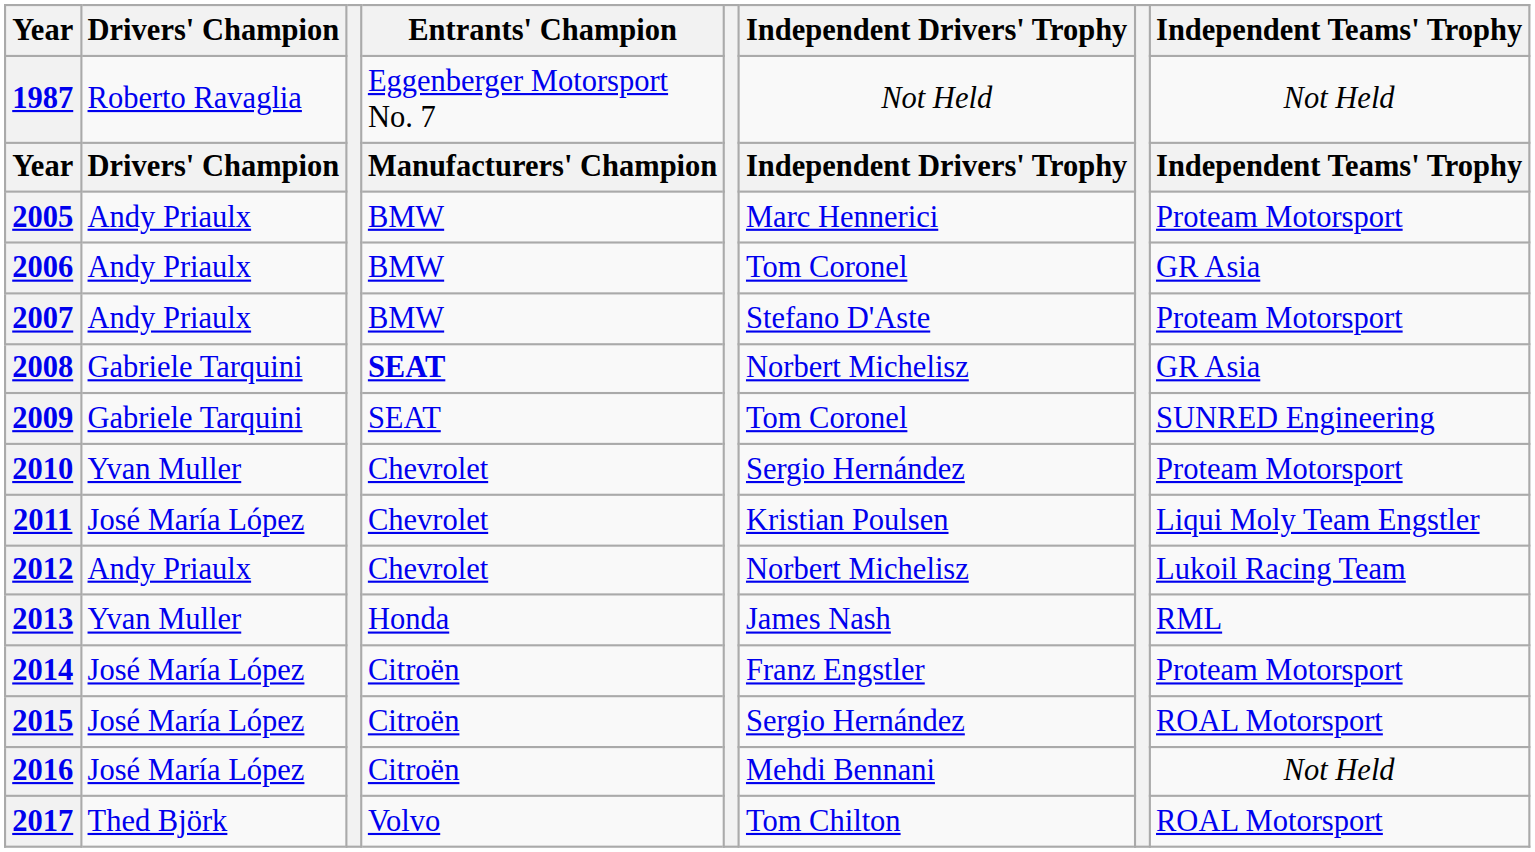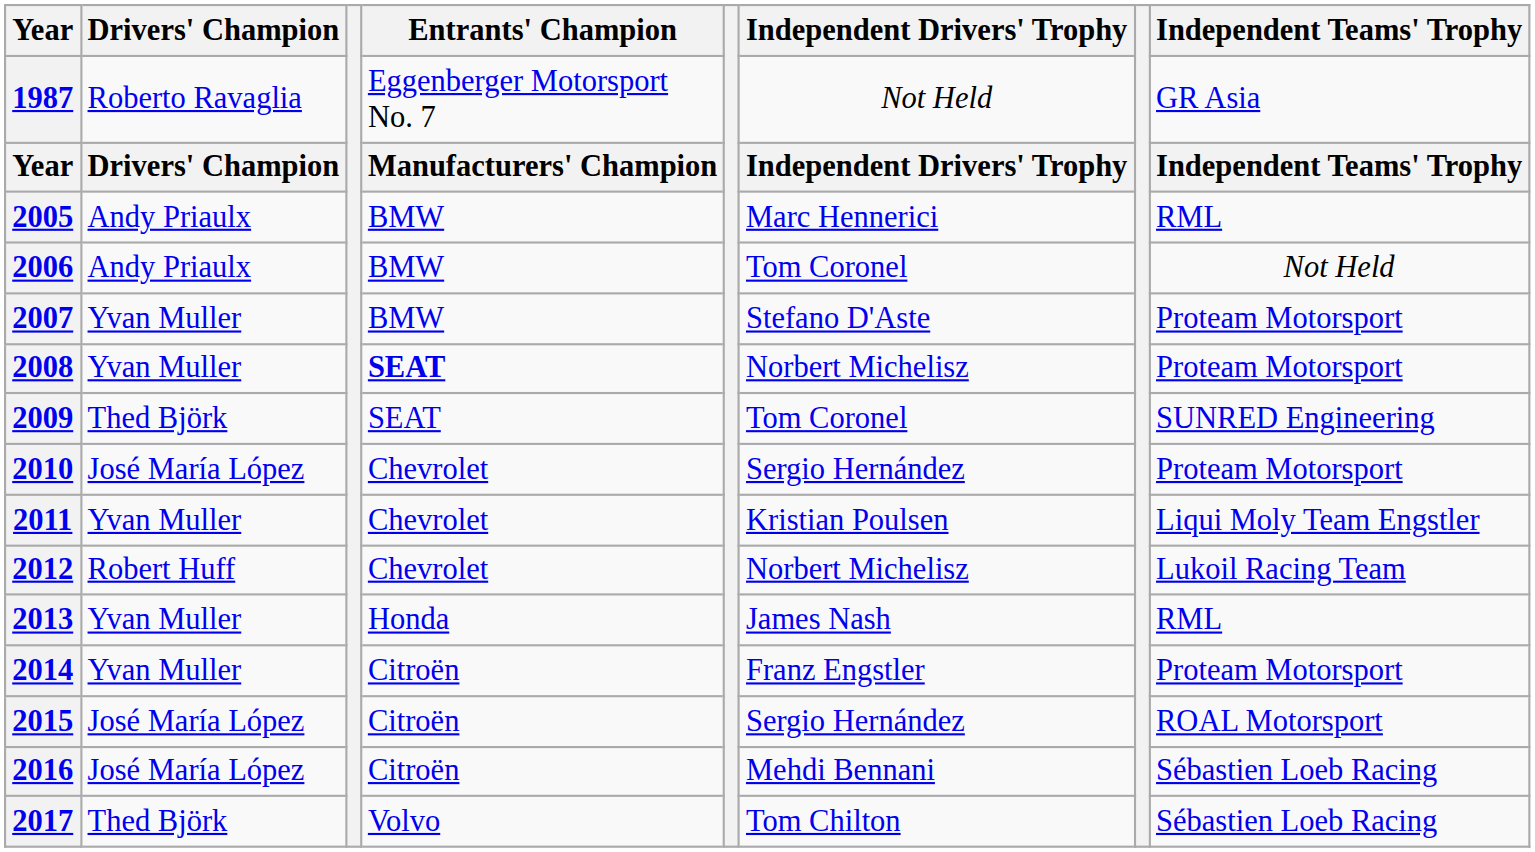(1339, 98) Not Held -> (1208, 98) GR Asia
(1279, 217) Proteam Motorsport -> (1189, 217) RML
(1208, 267) GR Asia -> (1339, 267) Not Held
(169, 317) Andy Priaulx -> (164, 317) Yvan Muller
(195, 368) Gabriele Tarquini -> (164, 368) Yvan Muller
(1208, 368) GR Asia -> (1279, 368) Proteam Motorsport
(195, 418) Gabriele Tarquini -> (157, 418) Thed Björk
(164, 468) Yvan Muller -> (196, 468) José María López
(196, 519) José María López -> (164, 519) Yvan Muller
(169, 569) Andy Priaulx -> (161, 569) Robert Huff
(196, 670) José María López -> (164, 670) Yvan Muller
(1339, 771) Not Held -> (1297, 771) Sébastien Loeb Racing
(1269, 821) ROAL Motorsport -> (1297, 821) Sébastien Loeb Racing
